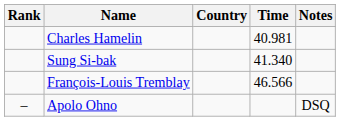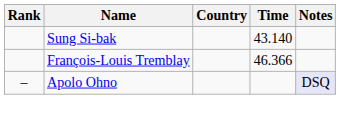- row: (95, 37)
(273, 60) 41.340 -> (273, 37) 43.140
(273, 82) 46.566 -> (273, 60) 46.366
(316, 104) no background -> (316, 82) lavender background
